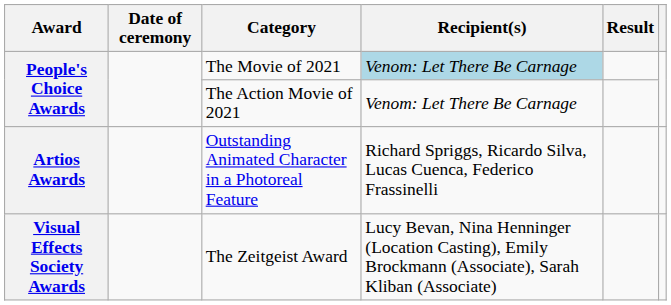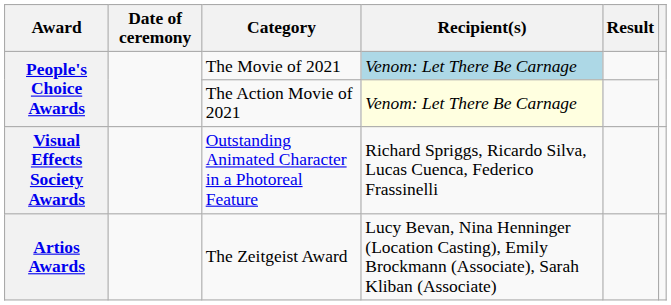(471, 103) no background -> (471, 103) lightyellow background
(57, 169) Artios Awards -> (57, 169) Visual Effects Society Awards
(57, 256) Visual Effects Society Awards -> (57, 256) Artios Awards
